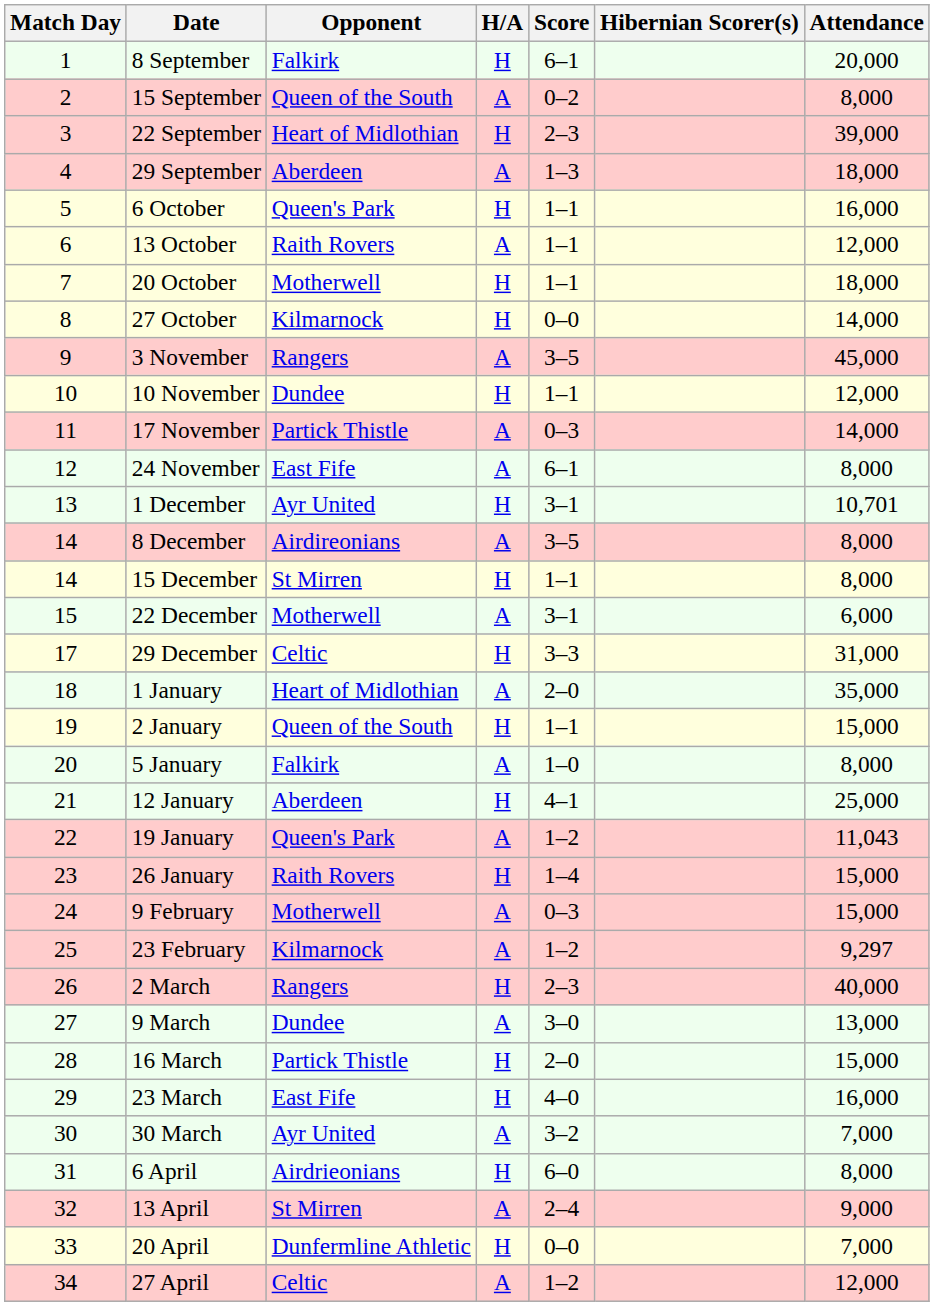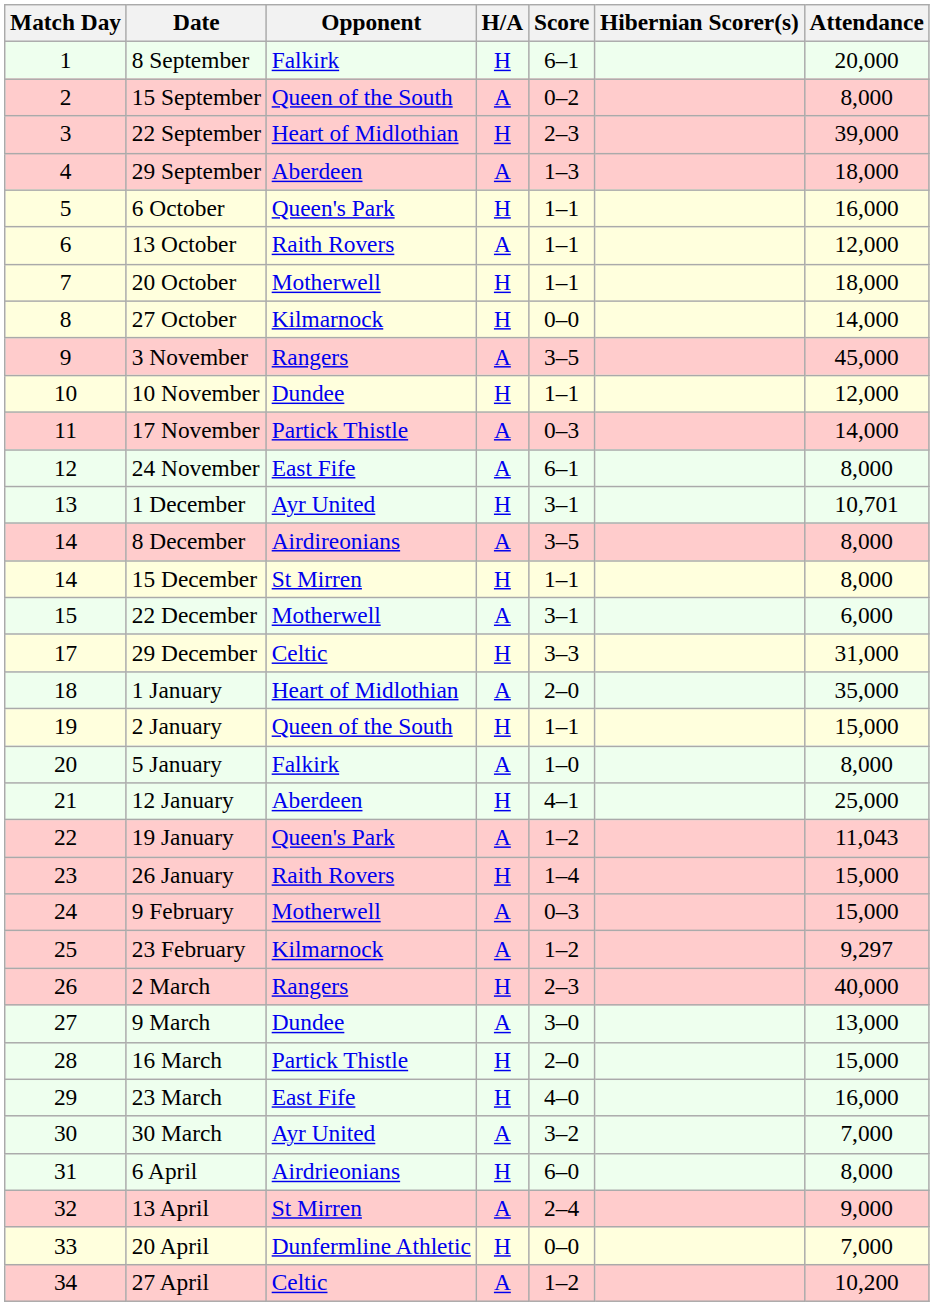(867, 1282) 12,000 -> (867, 1282) 10,200
